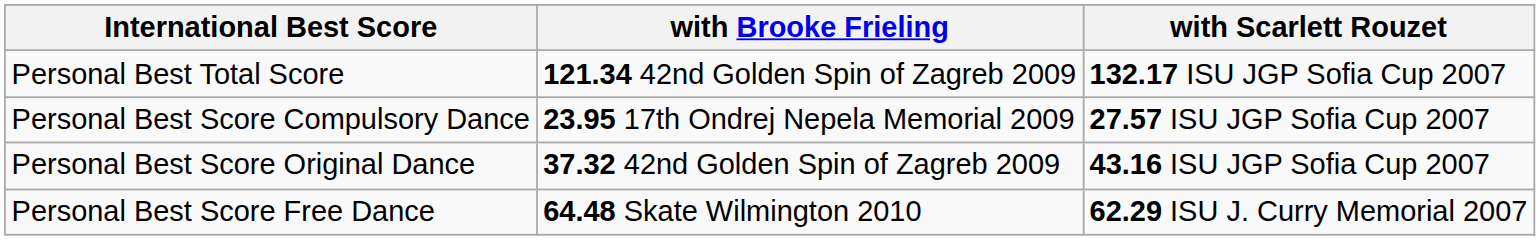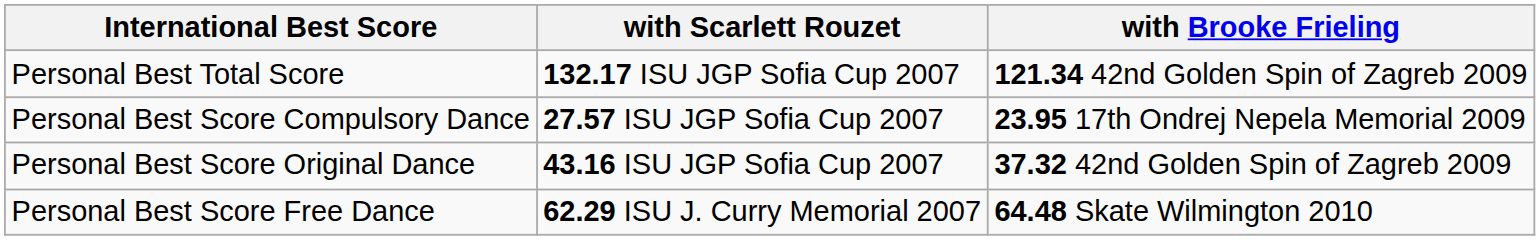columns swapped: (1308, 27) <-> (810, 27)
